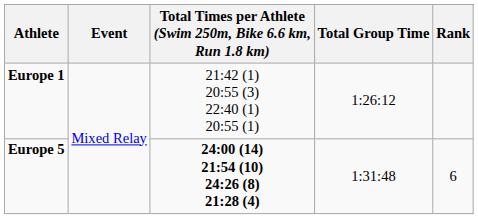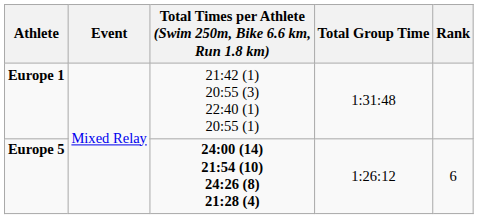(373, 100) 1:26:12 -> (373, 100) 1:31:48
(373, 176) 1:31:48 -> (373, 176) 1:26:12
